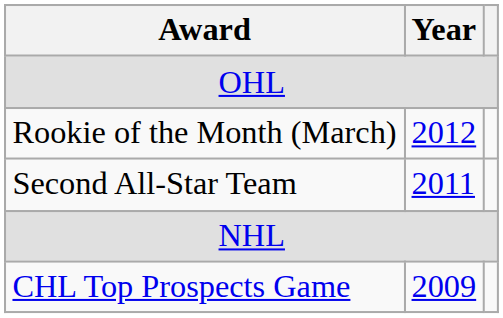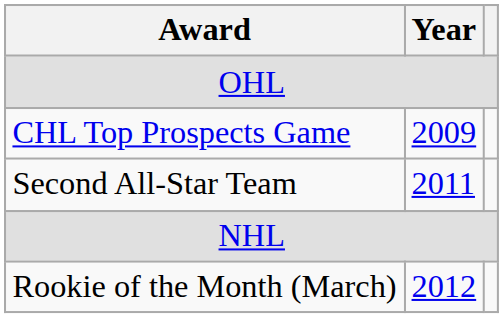rows swapped: (181, 286) <-> (205, 132)
